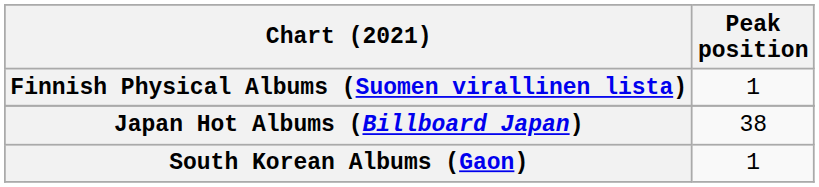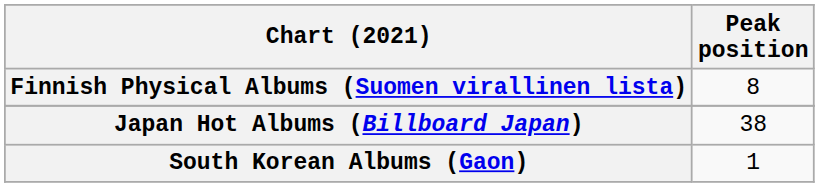(753, 88) 1 -> (753, 88) 8
